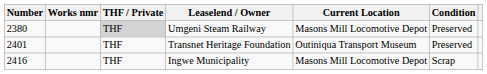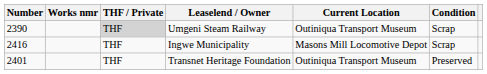(17, 28) 2380 -> (17, 28) 2390
(361, 28) Masons Mill Locomotive Depot -> (356, 28) Outiniqua Transport Museum
(452, 28) Preserved -> (443, 28) Scrap
rows swapped: (229, 45) <-> (209, 61)
